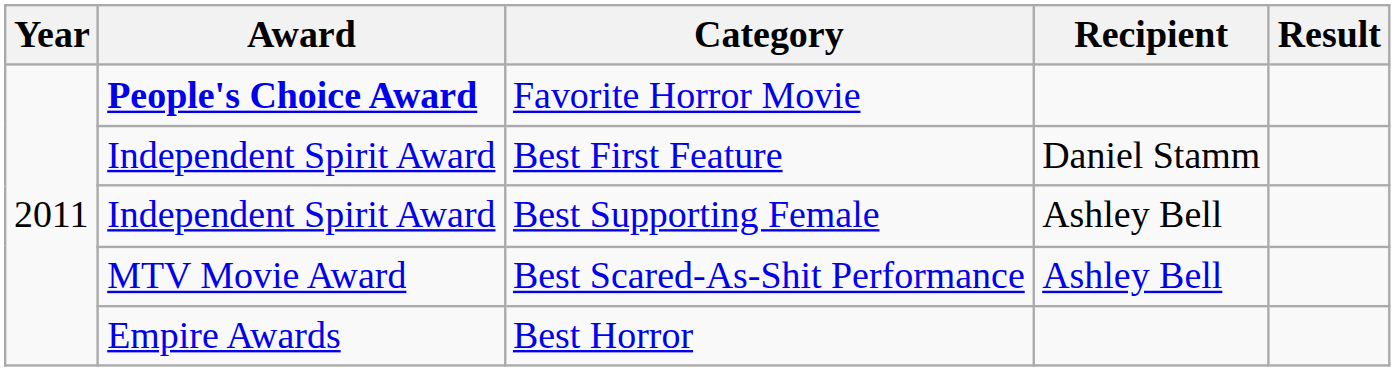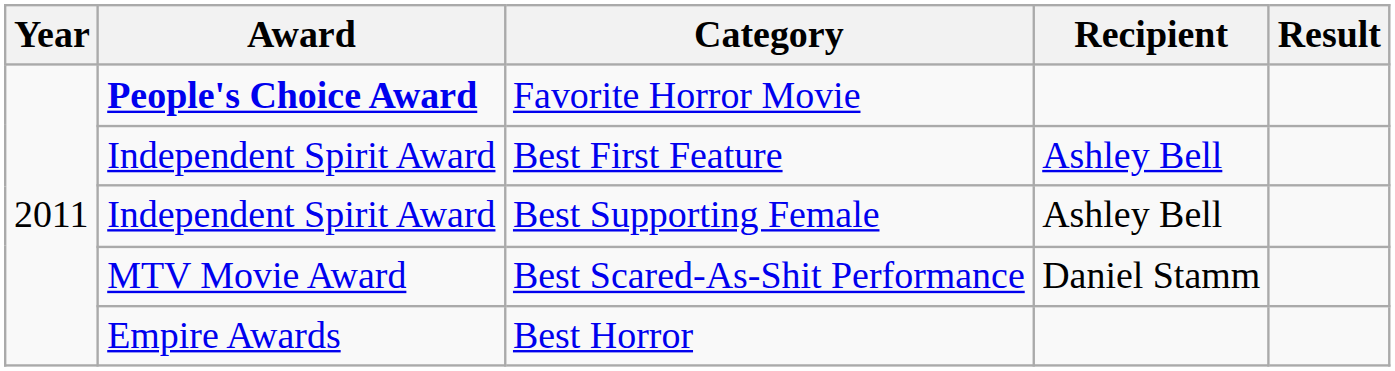(1151, 154) Daniel Stamm -> (1132, 154) Ashley Bell
(1132, 275) Ashley Bell -> (1151, 275) Daniel Stamm
